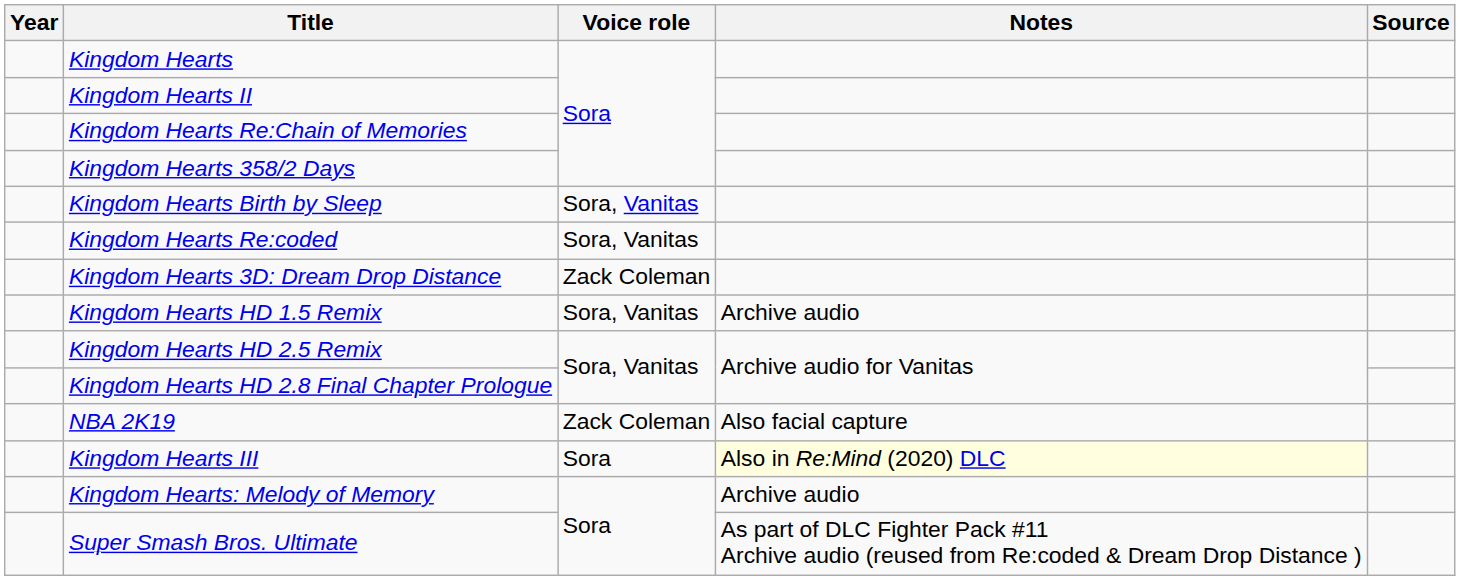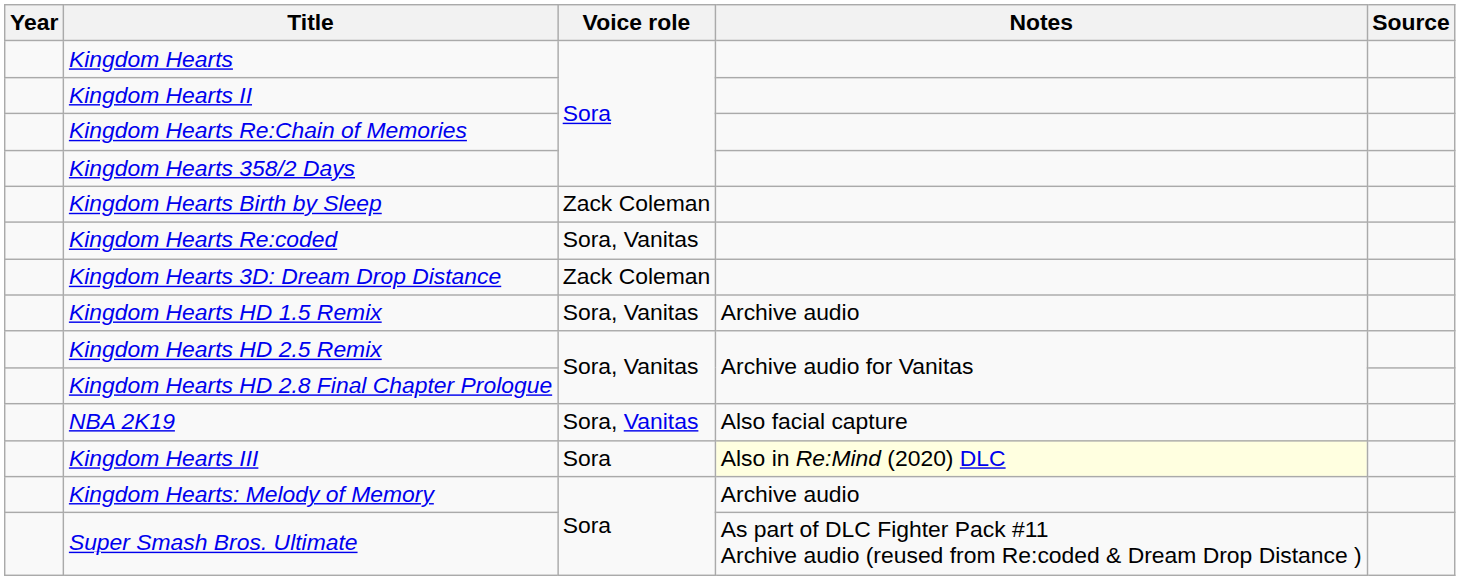(631, 204) Sora, Vanitas -> (636, 204) Zack Coleman
(636, 421) Zack Coleman -> (631, 421) Sora, Vanitas
